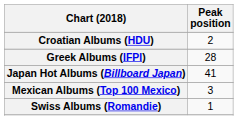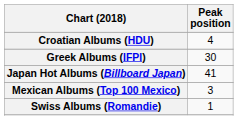(210, 40) 2 -> (210, 40) 4
(210, 57) 28 -> (210, 57) 30
